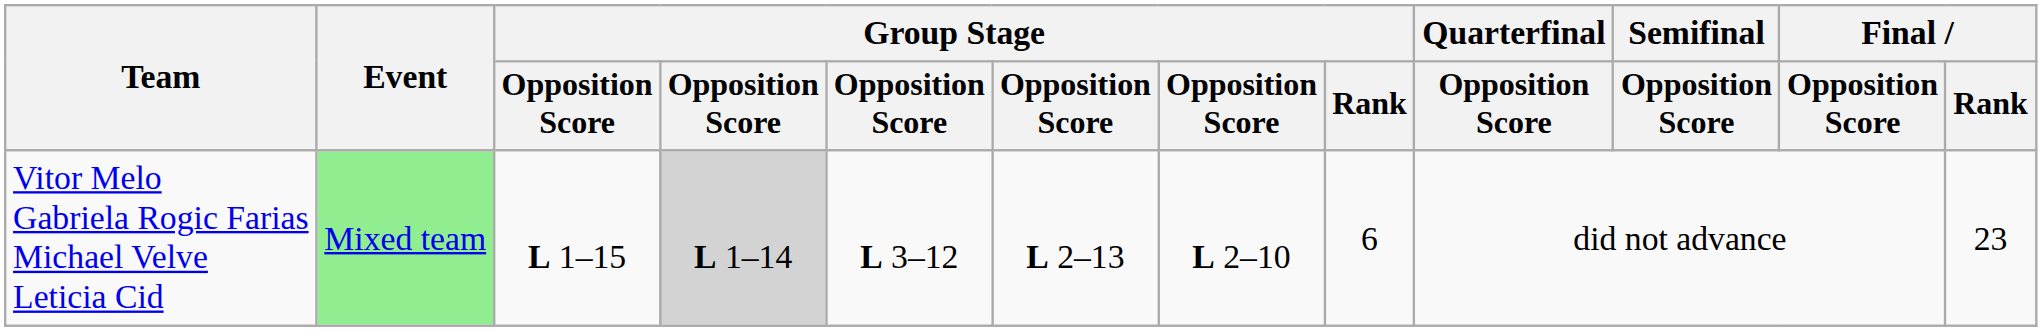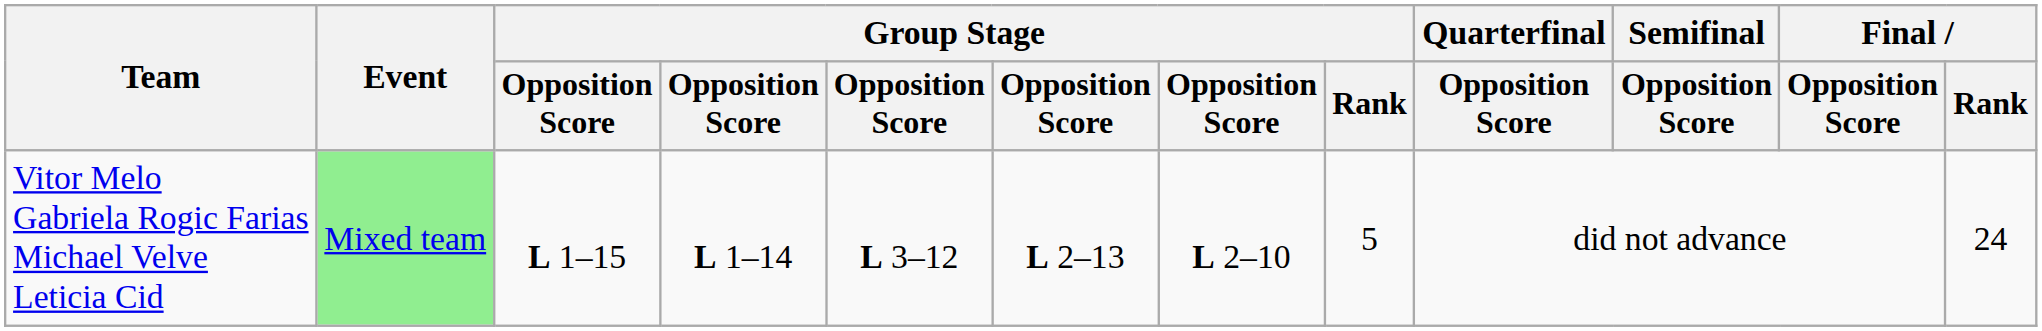(743, 257) lightgrey background -> (743, 257) no background
(1369, 237) 6 -> (1369, 237) 5
(1991, 237) 23 -> (1991, 237) 24
